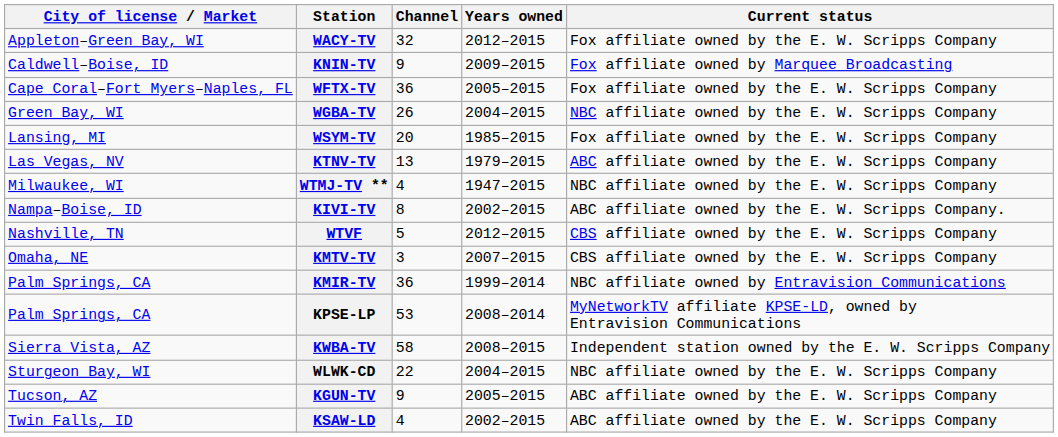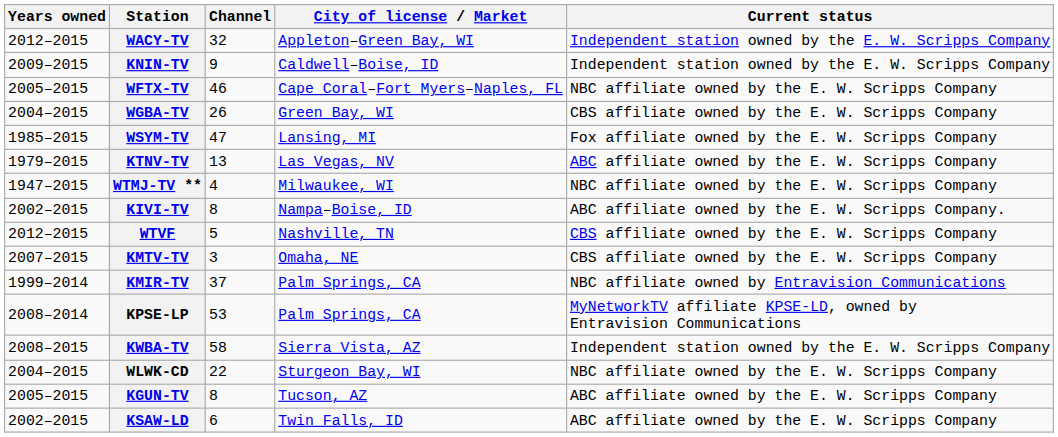columns swapped: (150, 17) <-> (514, 17)
(783, 41) Fox affiliate owned by the E. W. Scripps Company -> (810, 41) Independent station owned by the E. W. Scripps Company
(761, 65) Fox affiliate owned by Marquee Broadcasting -> (810, 65) Independent station owned by the E. W. Scripps Company
(405, 89) 36 -> (218, 89) 46
(783, 89) Fox affiliate owned by the E. W. Scripps Company -> (783, 89) NBC affiliate owned by the E. W. Scripps Company
(783, 113) NBC affiliate owned by the E. W. Scripps Company -> (783, 113) CBS affiliate owned by the E. W. Scripps Company
(405, 137) 20 -> (218, 137) 47
(405, 282) 36 -> (218, 282) 37
(400, 396) 9 -> (213, 396) 8
(400, 420) 4 -> (213, 420) 6
